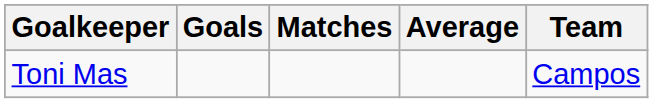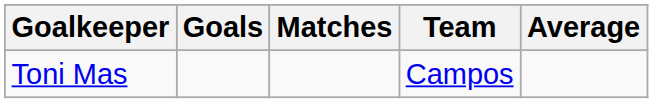columns swapped: (462, 27) <-> (586, 27)
